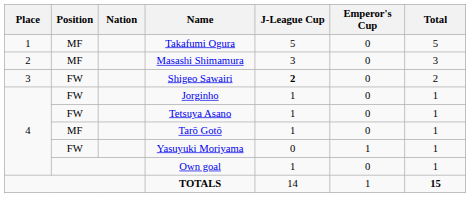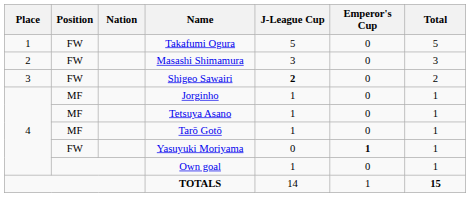(75, 43) MF -> (75, 43) FW
(75, 61) MF -> (75, 61) FW
(75, 96) FW -> (75, 96) MF
(75, 113) FW -> (75, 113) MF
(368, 148) normal -> (368, 148) bold
